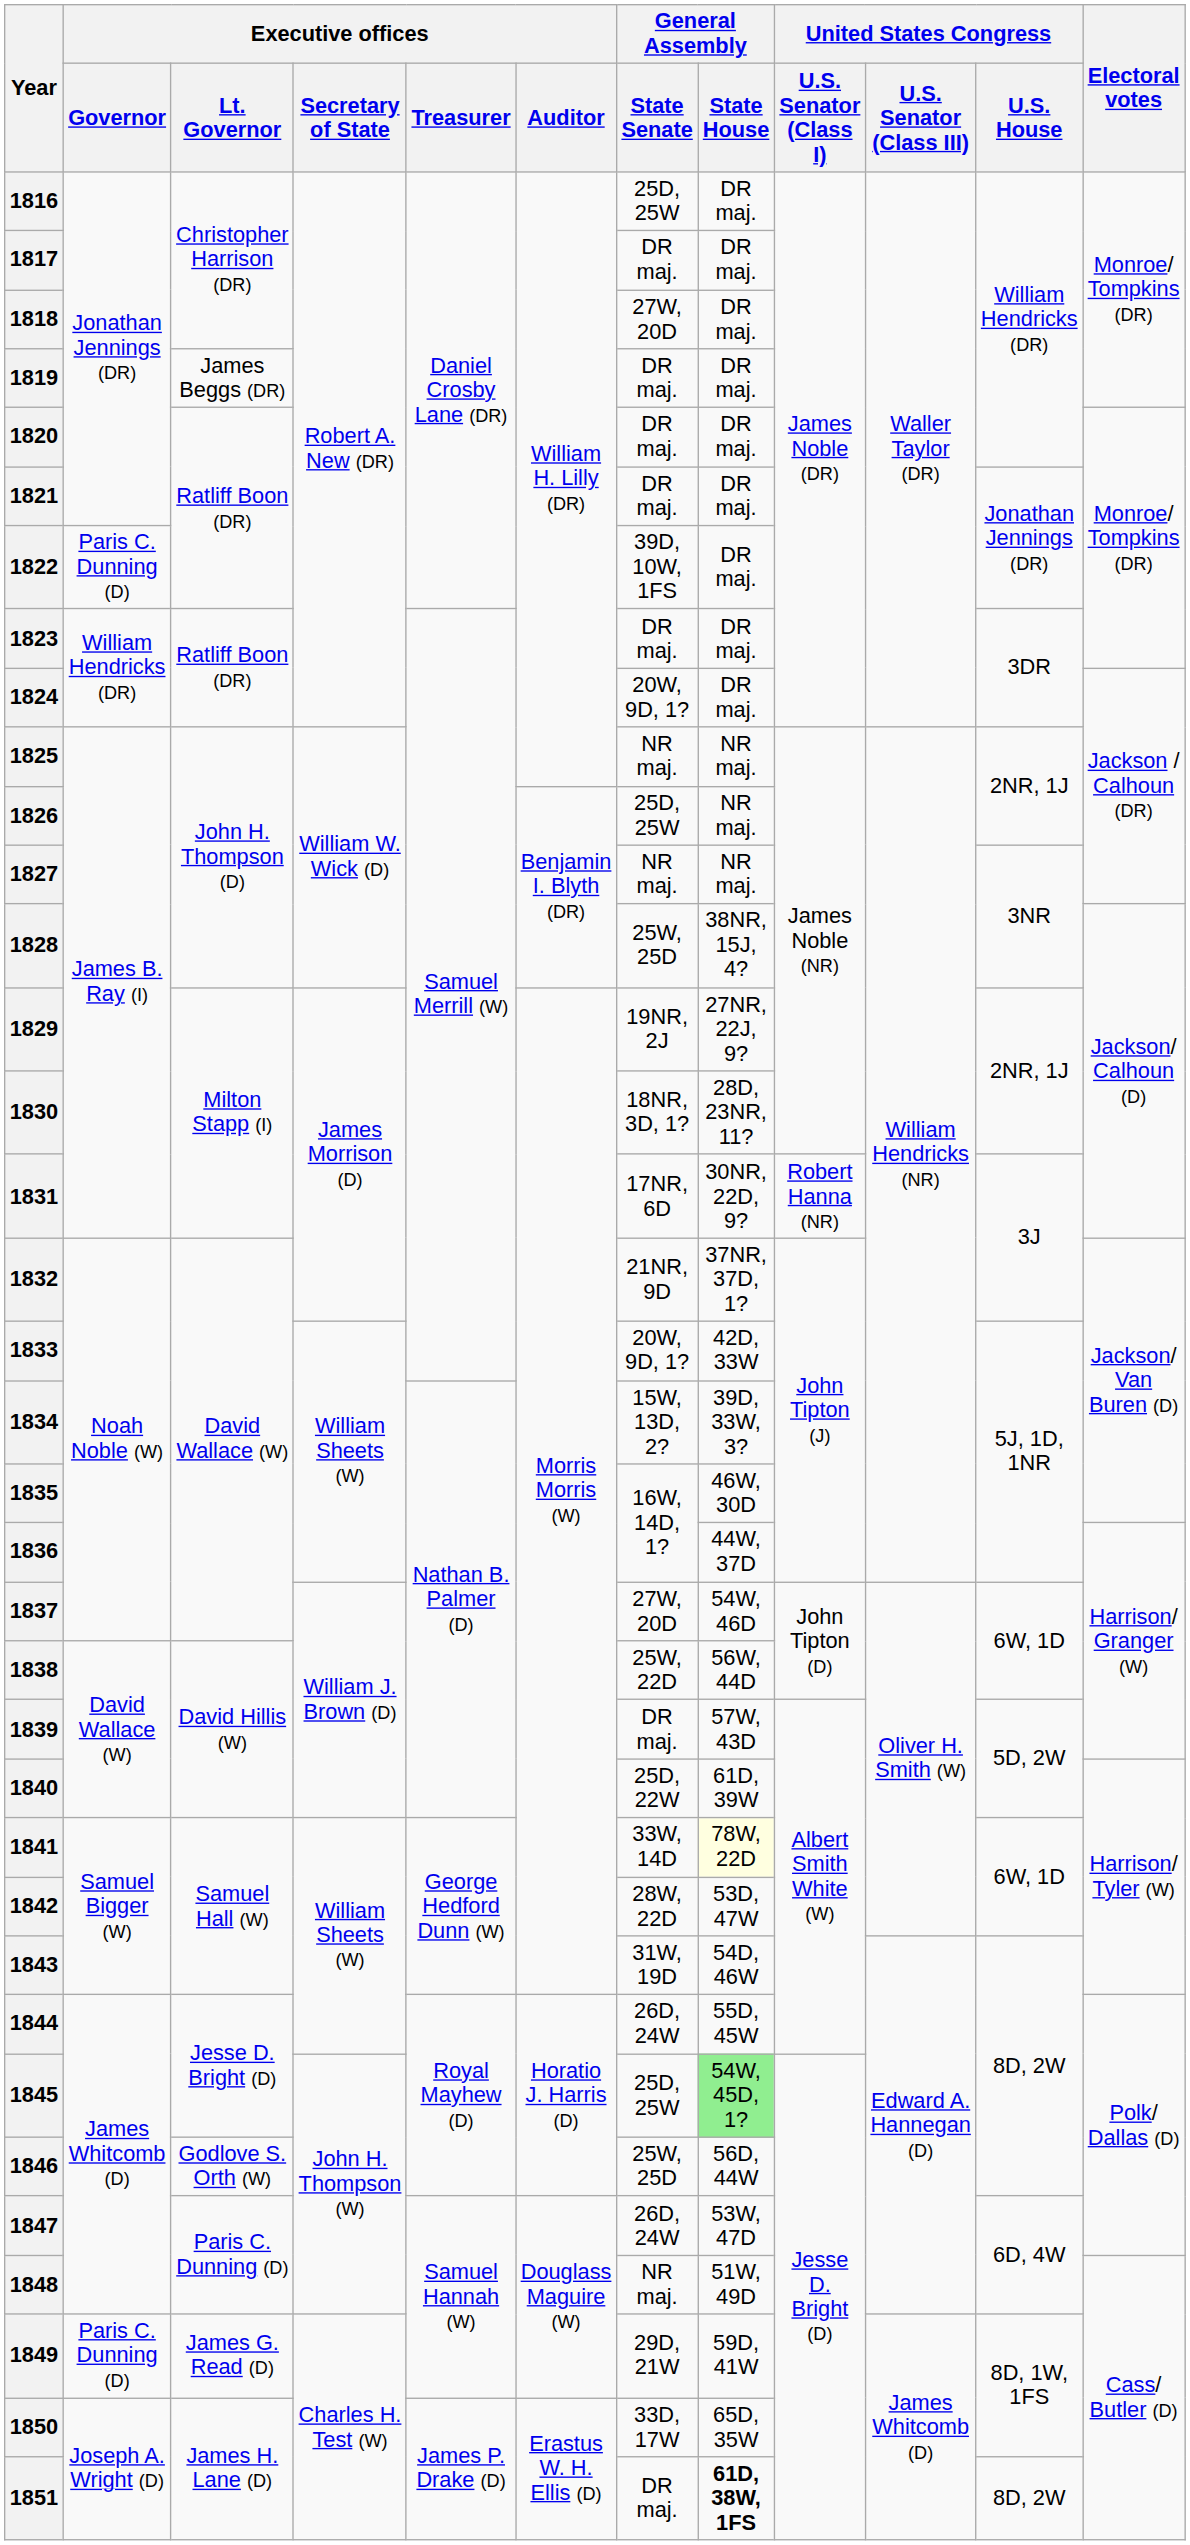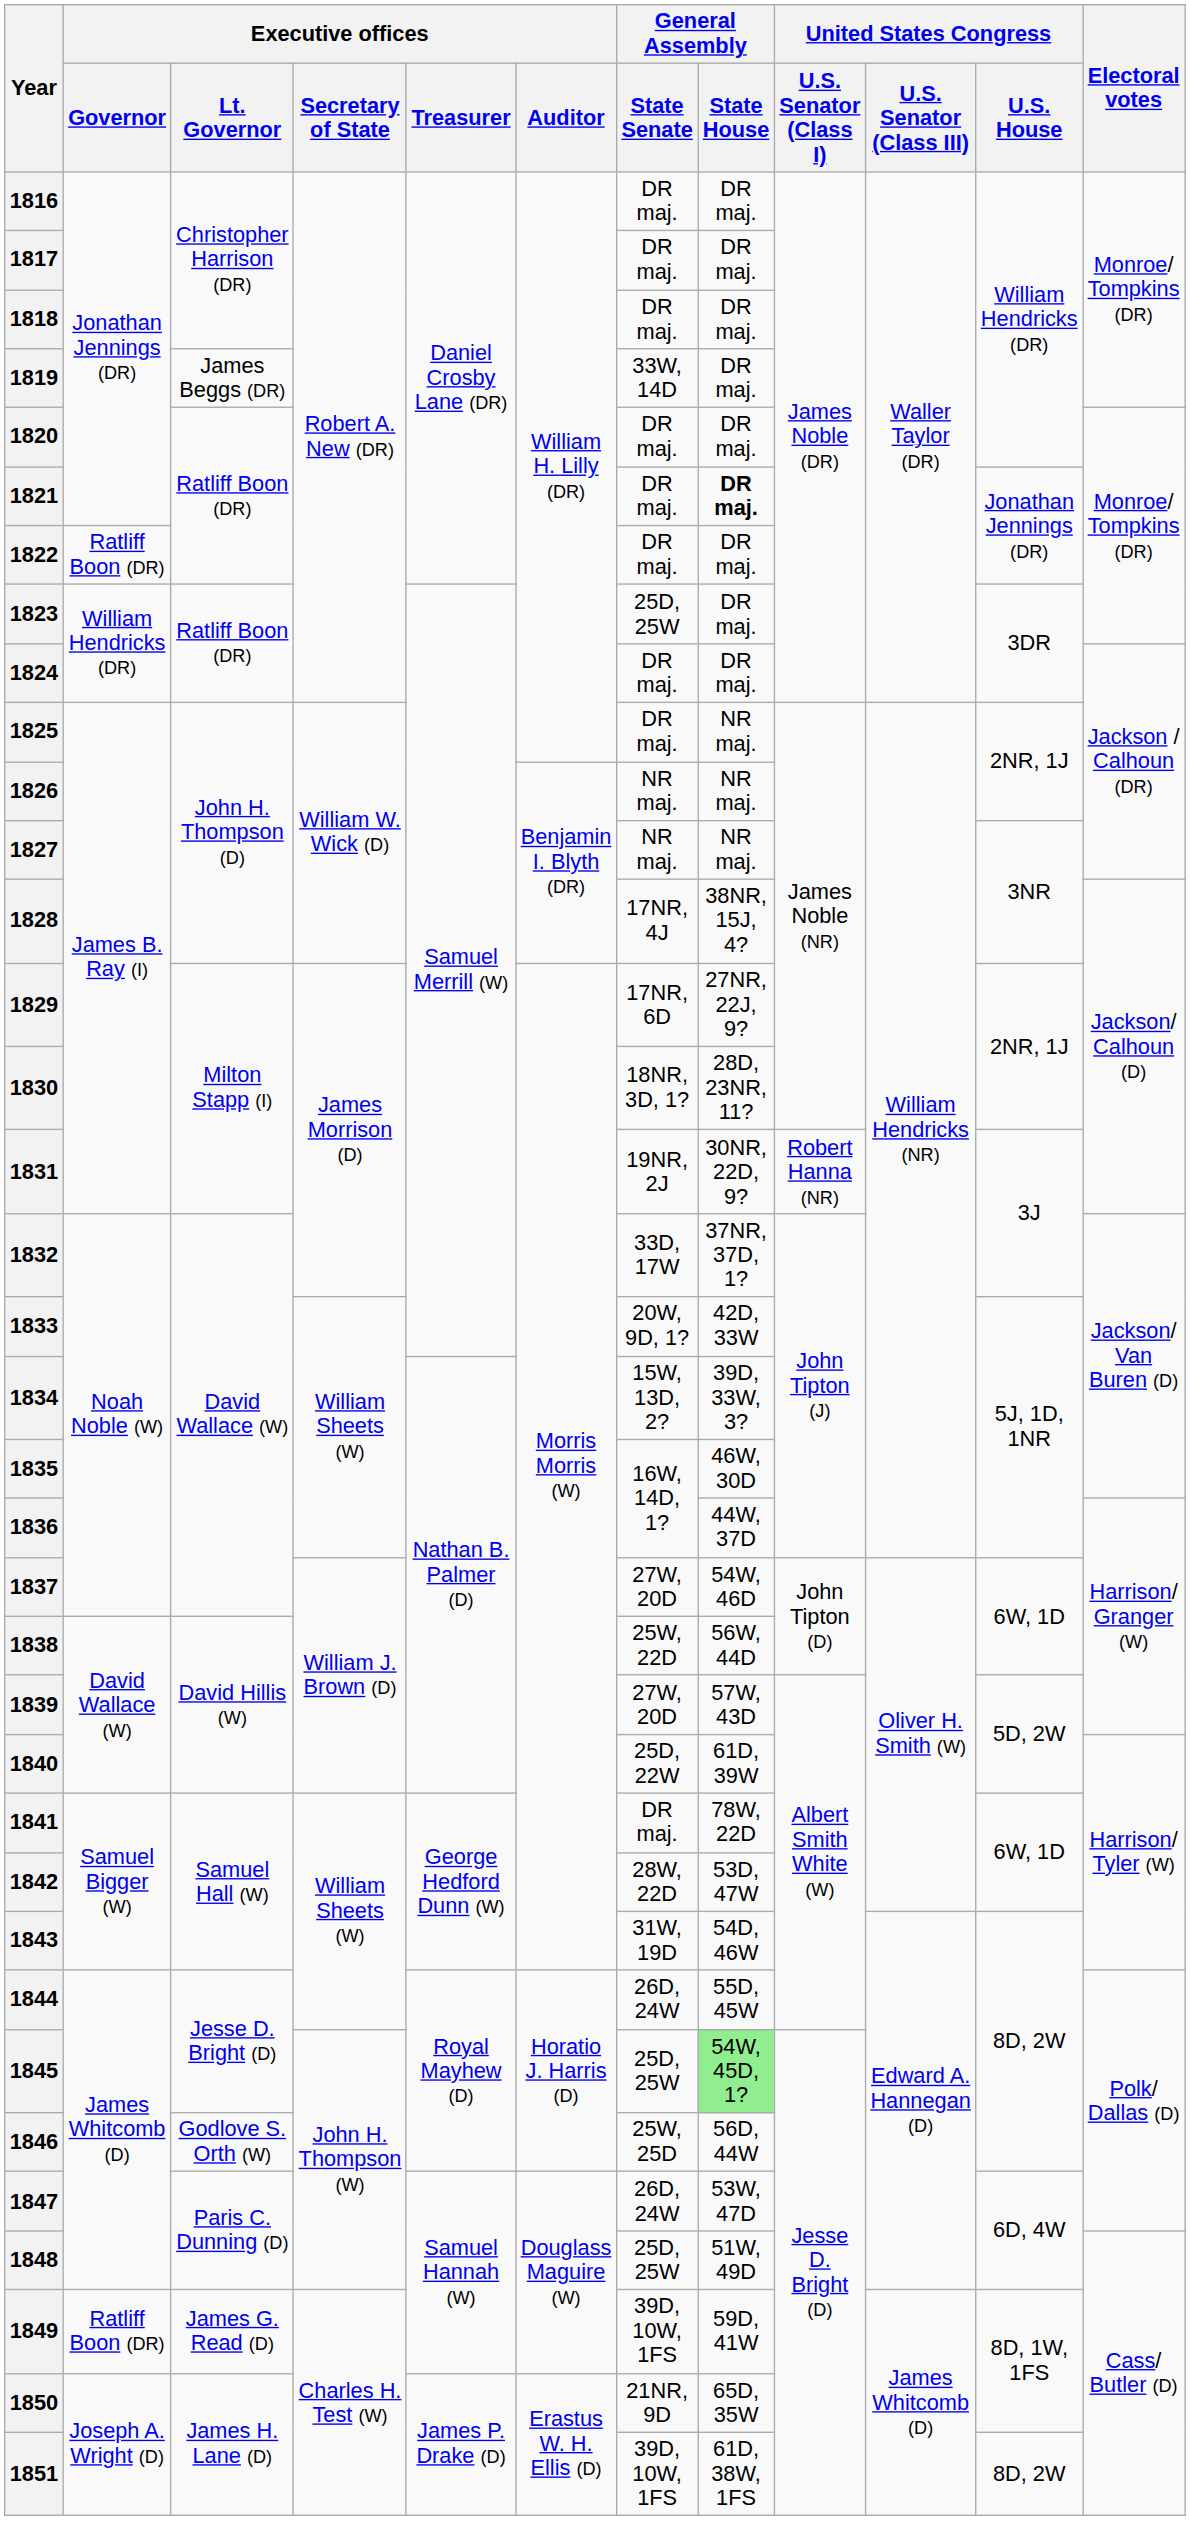(657, 200) 25D, 25W -> (657, 200) DR maj.
(657, 318) 27W, 20D -> (657, 318) DR maj.
(657, 377) DR maj. -> (657, 377) 33W, 14D
(736, 495) normal -> (736, 495) bold
(117, 567) Paris C. Dunning (D) -> (117, 554) Ratliff Boon (DR)
(657, 567) 39D, 10W, 1FS -> (657, 554) DR maj.
(657, 638) DR maj. -> (657, 613) 25D, 25W
(657, 697) 20W, 9D, 1? -> (657, 672) DR maj.
(657, 756) NR maj. -> (657, 731) DR maj.
(657, 815) 25D, 25W -> (657, 790) NR maj.
(657, 945) 25W, 25D -> (657, 921) 17NR, 4J
(657, 1029) 19NR, 2J -> (657, 1004) 17NR, 6D
(657, 1195) 17NR, 6D -> (657, 1171) 19NR, 2J
(657, 1279) 21NR, 9D -> (657, 1254) 33D, 17W
(657, 1729) DR maj. -> (657, 1704) 27W, 20D
(657, 1847) 33W, 14D -> (657, 1822) DR maj.
(736, 1847) lightyellow background -> (736, 1822) no background
(657, 2284) NR maj. -> (657, 2259) 25D, 25W
(117, 2355) Paris C. Dunning (D) -> (117, 2331) Ratliff Boon (DR)
(657, 2355) 29D, 21W -> (657, 2331) 39D, 10W, 1FS
(657, 2426) 33D, 17W -> (657, 2402) 21NR, 9D
(657, 2498) DR maj. -> (657, 2473) 39D, 10W, 1FS
(736, 2498) bold -> (736, 2473) normal
